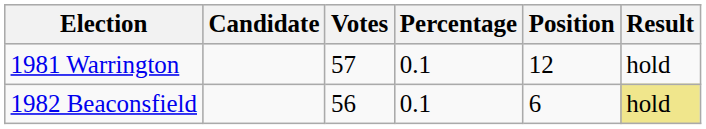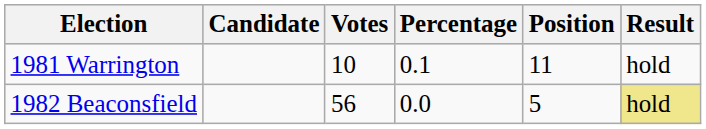(343, 63) 57 -> (343, 63) 10
(541, 63) 12 -> (541, 63) 11
(415, 103) 0.1 -> (415, 103) 0.0
(535, 103) 6 -> (535, 103) 5
